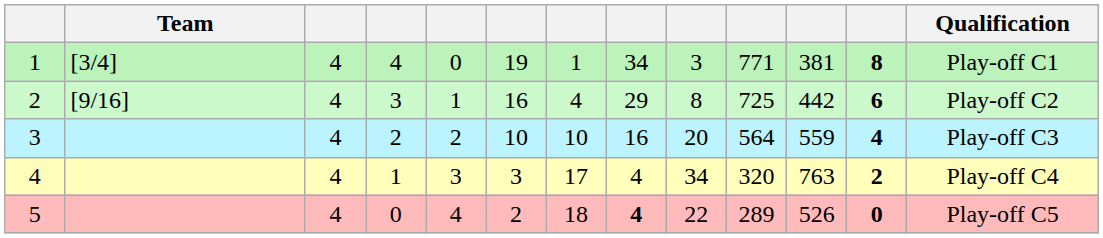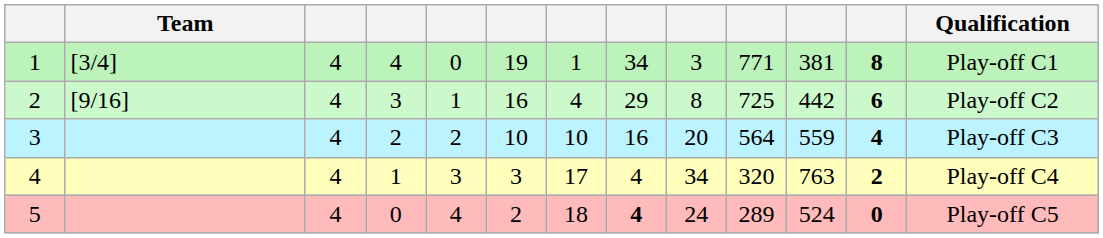(696, 213) 22 -> (696, 213) 24
(817, 213) 526 -> (817, 213) 524
